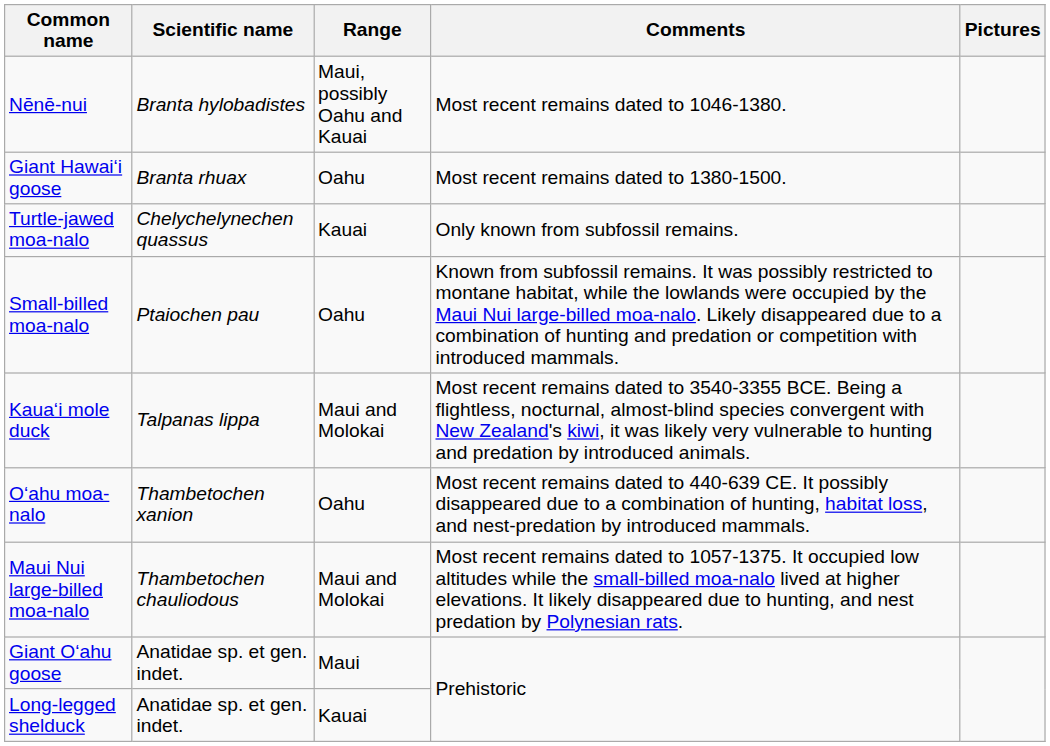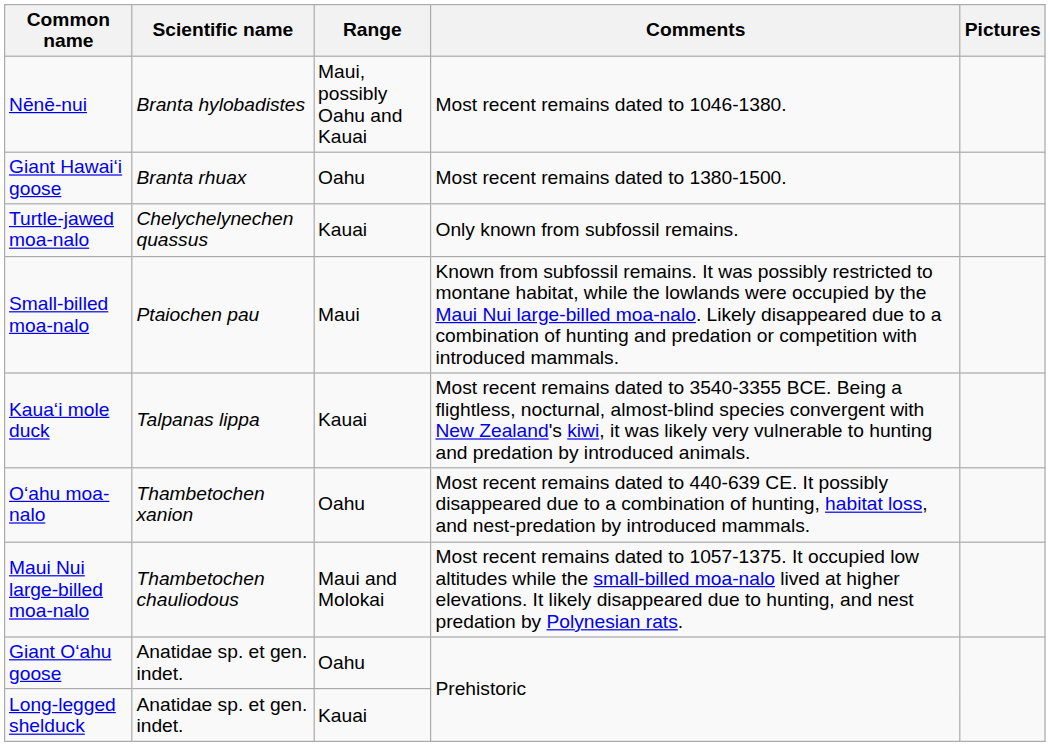(342, 314) Oahu -> (339, 314) Maui
(358, 420) Maui and Molokai -> (343, 420) Kauai
(339, 662) Maui -> (342, 662) Oahu
